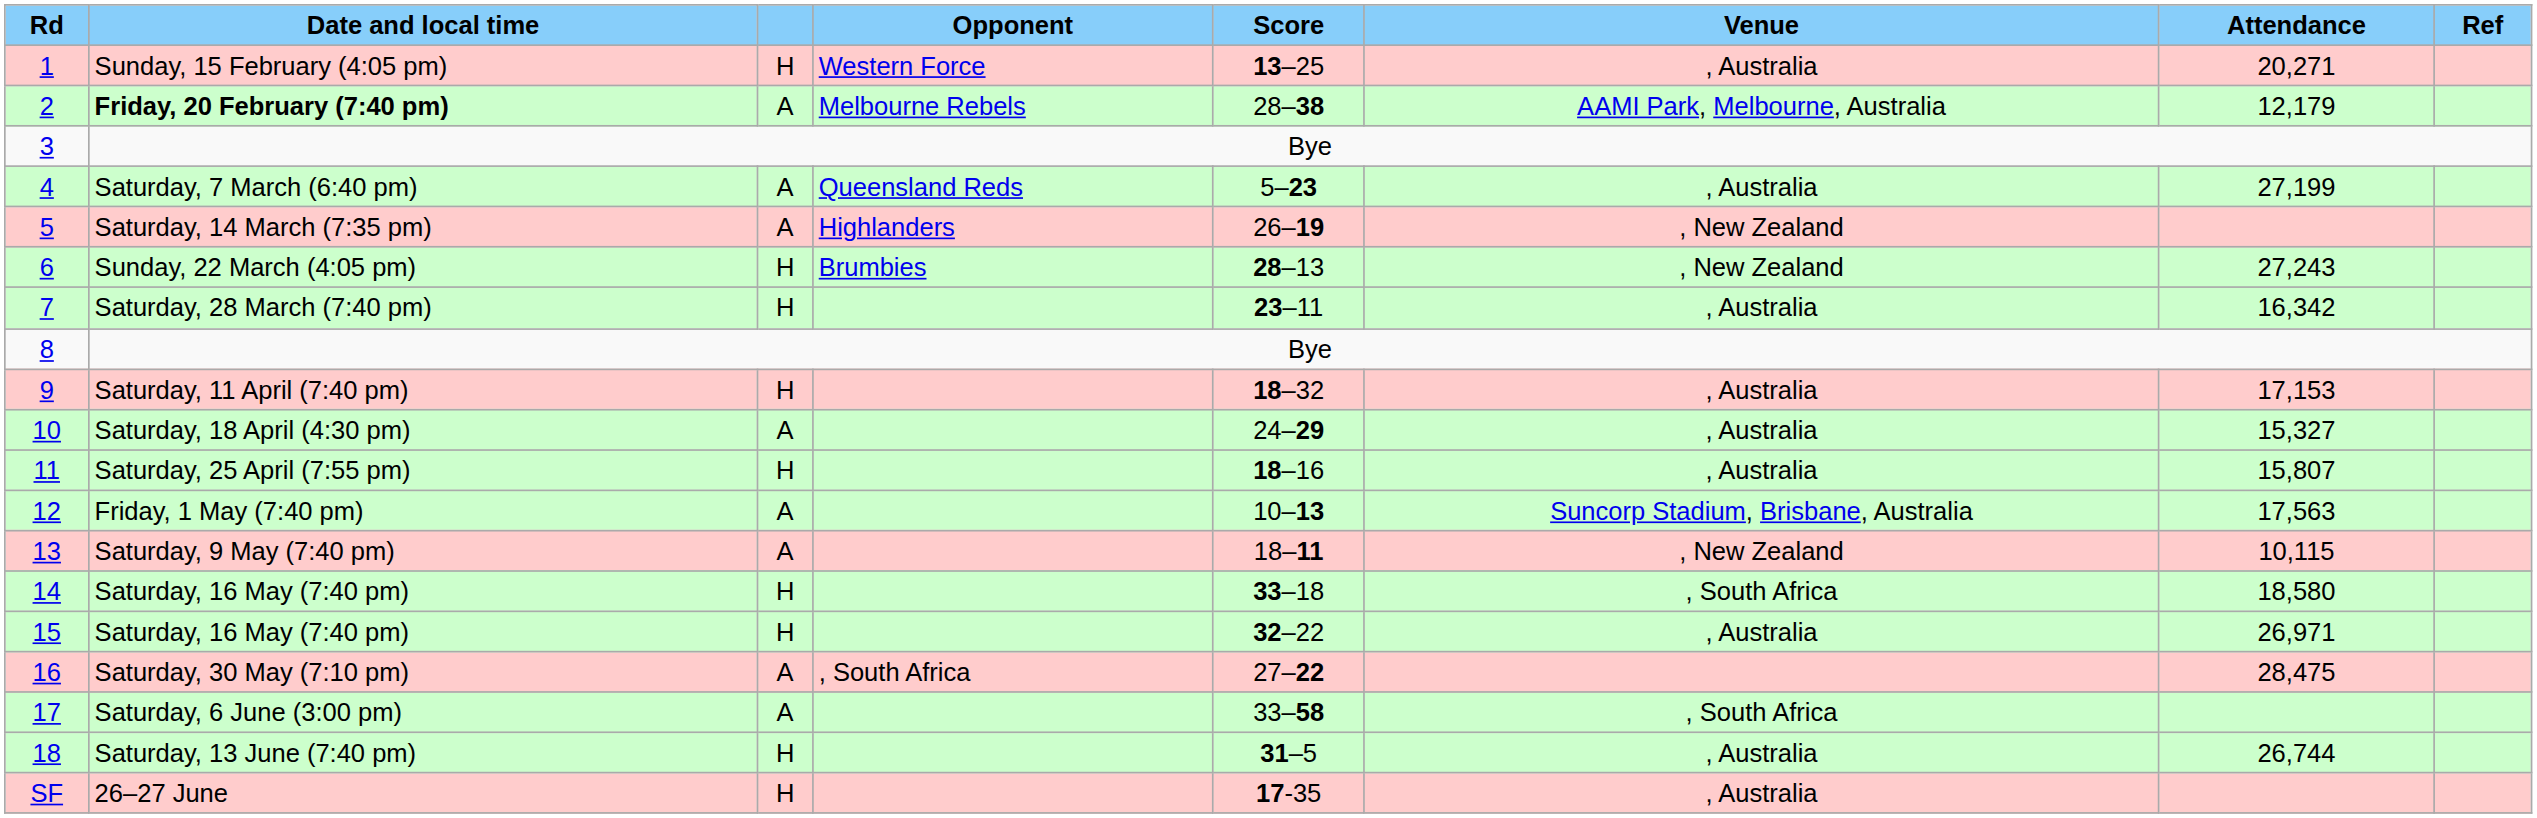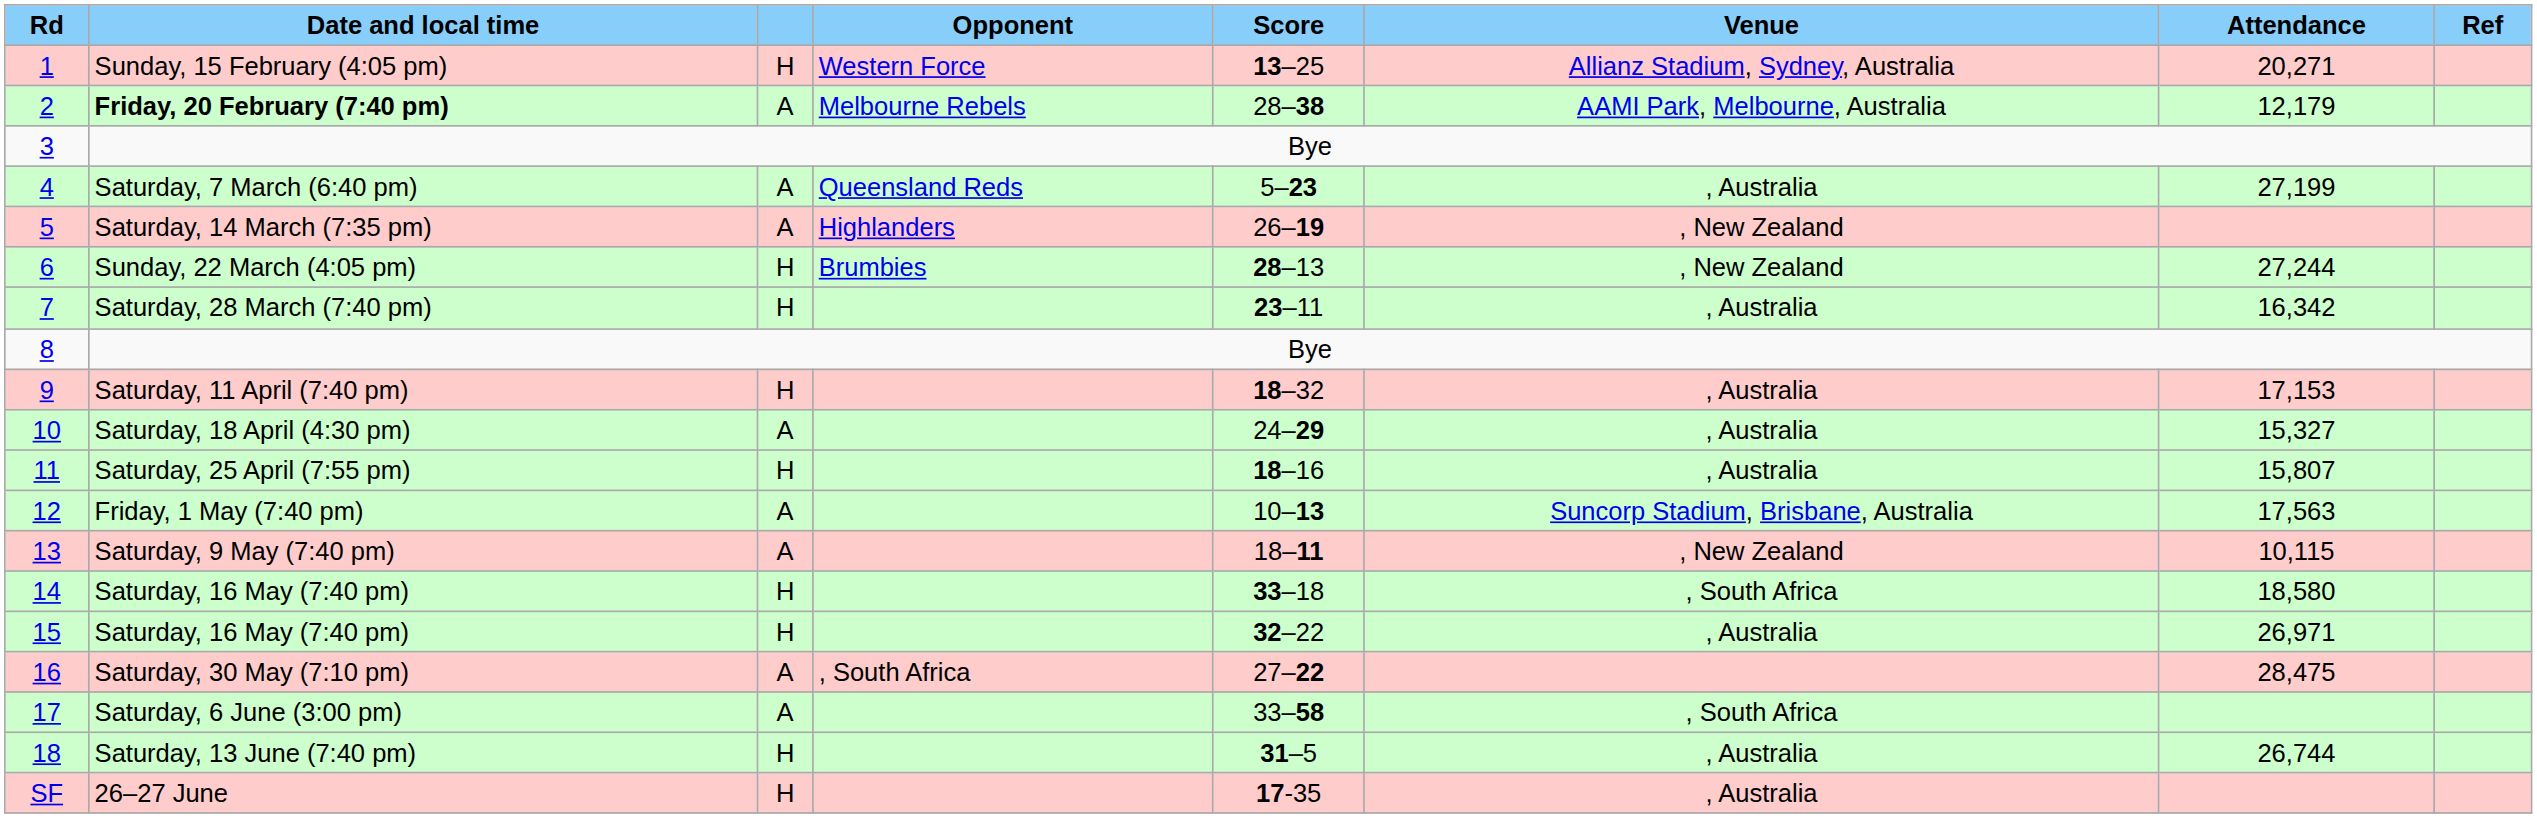(1762, 66) , Australia -> (1761, 66) Allianz Stadium, Sydney, Australia
(2296, 268) 27,243 -> (2296, 268) 27,244
